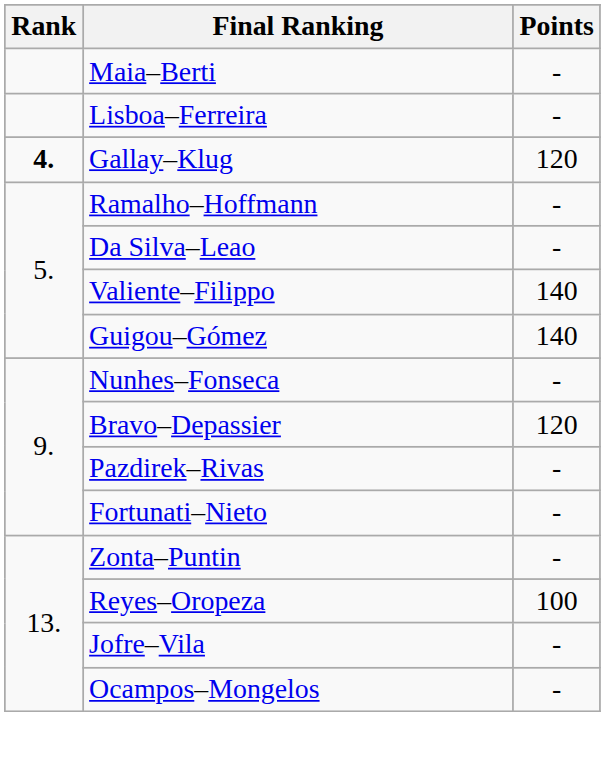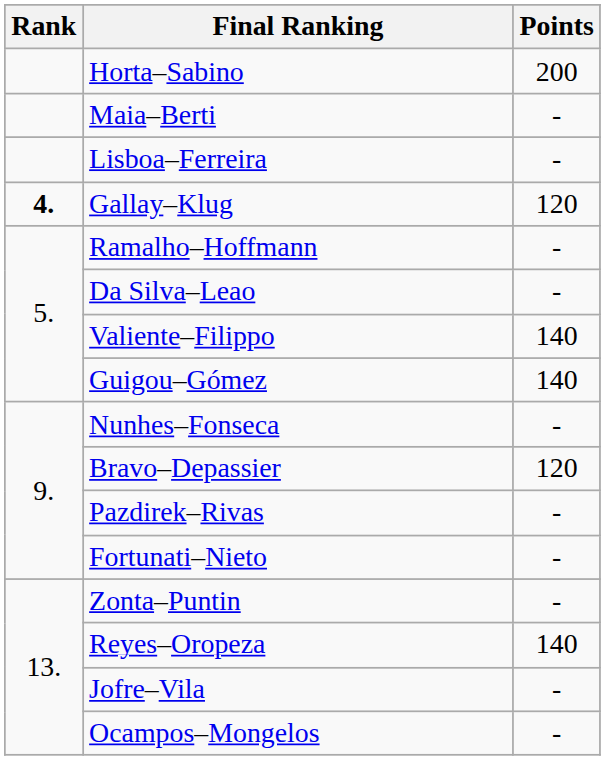+ row: (166, 70)
(557, 600) 100 -> (557, 644) 140
